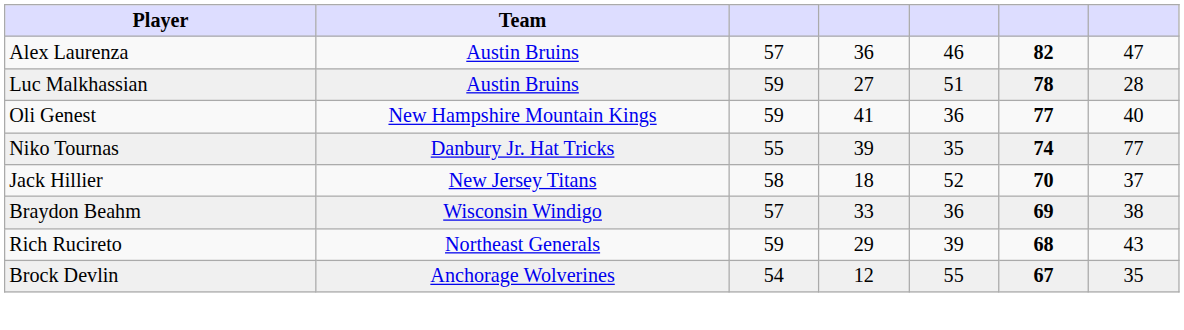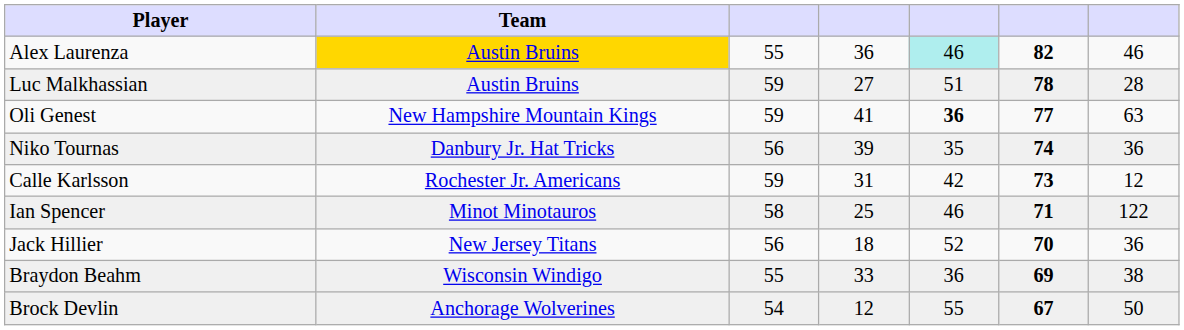(523, 52) no background -> (523, 52) gold background
(774, 52) 57 -> (774, 52) 55
(954, 52) no background -> (954, 52) paleturquoise background
(1134, 52) 47 -> (1134, 52) 46
(954, 116) normal -> (954, 116) bold
(1134, 116) 40 -> (1134, 116) 63
(774, 148) 55 -> (774, 148) 56
(1134, 148) 77 -> (1134, 148) 36
+ row: (69, 180)
+ row: (57, 212)
(774, 180) 58 -> (774, 244) 56
(1134, 180) 37 -> (1134, 244) 36
(774, 212) 57 -> (774, 276) 55
- row: (66, 244)
(1134, 276) 35 -> (1134, 308) 50
